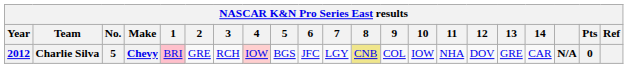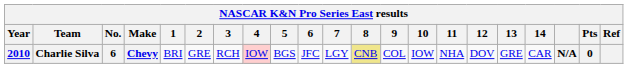(19, 53) 2012 -> (19, 53) 2010
(113, 53) 5 -> (113, 53) 6
(173, 53) pink background -> (173, 53) no background
